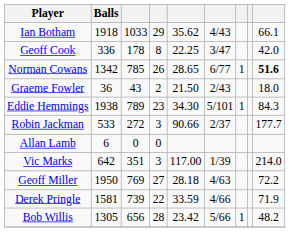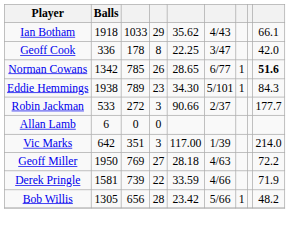- row: (48, 87)
